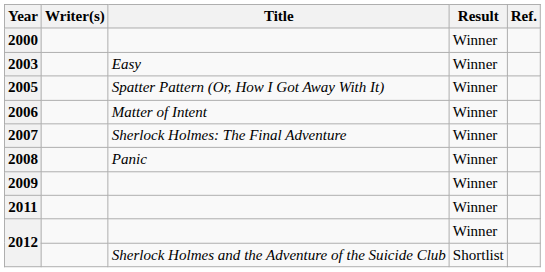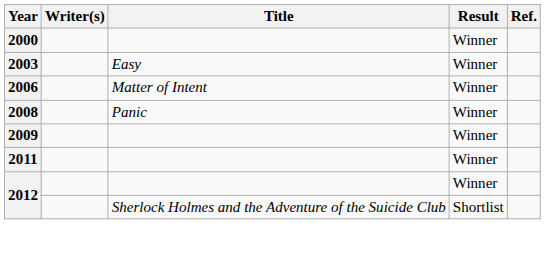- row: (23, 87)
- row: (23, 135)
